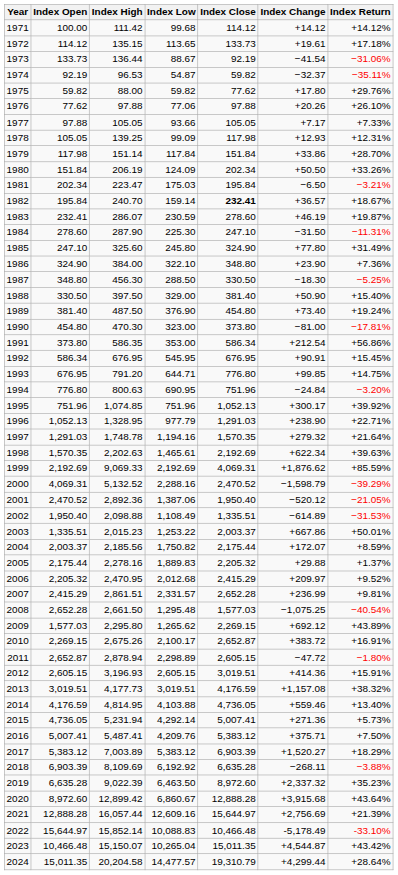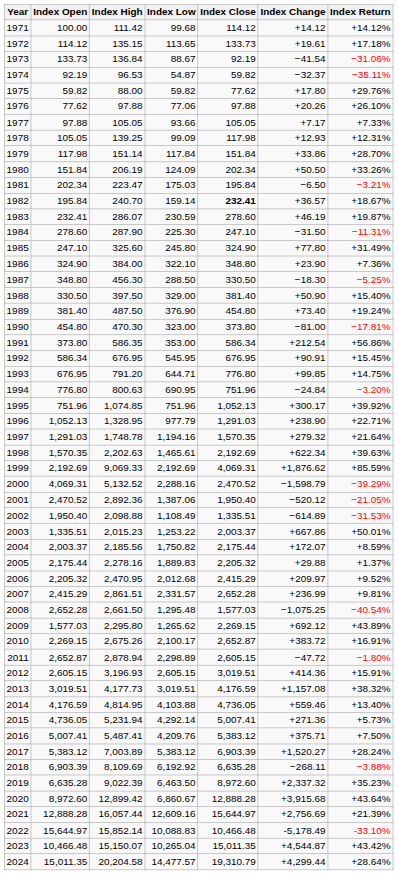(127, 59) 136.44 -> (127, 59) 136.84
(371, 751) +18.29% -> (371, 751) +28.24%
